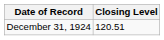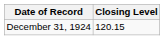(110, 27) 120.51 -> (110, 27) 120.15
